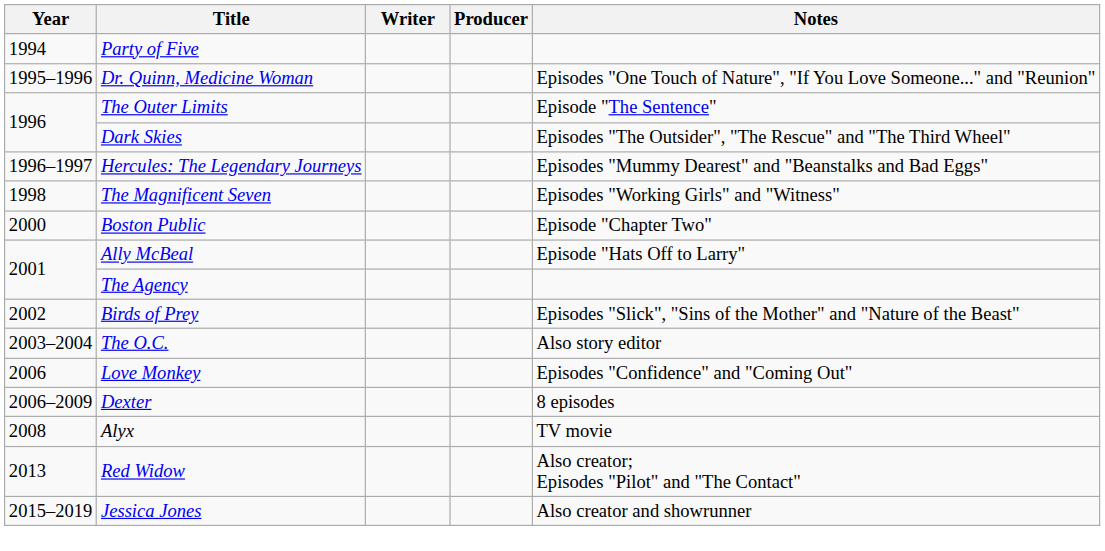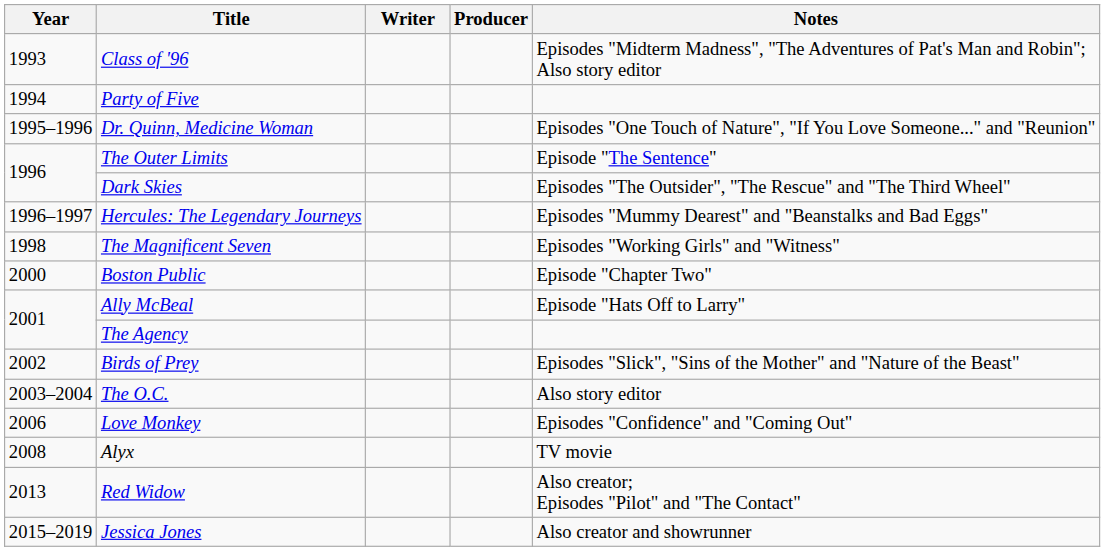+ row: (145, 59)
- row: (126, 401)
